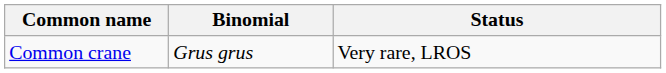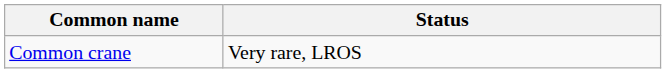- column: (251, 20)
